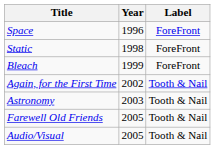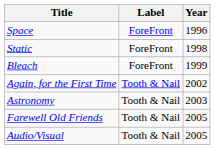columns swapped: (132, 13) <-> (178, 13)
